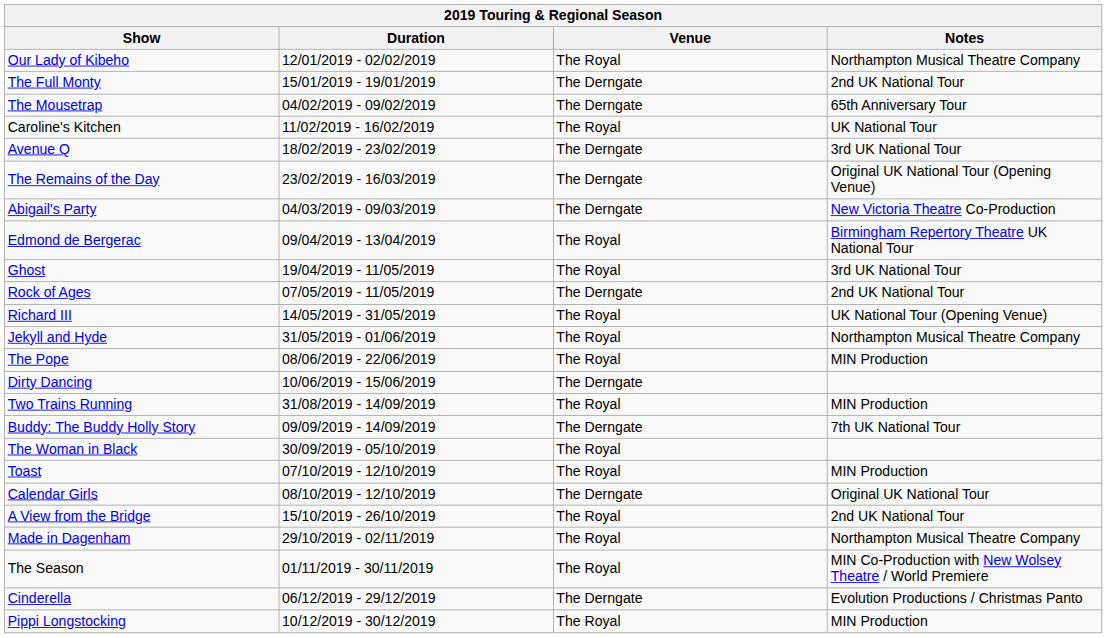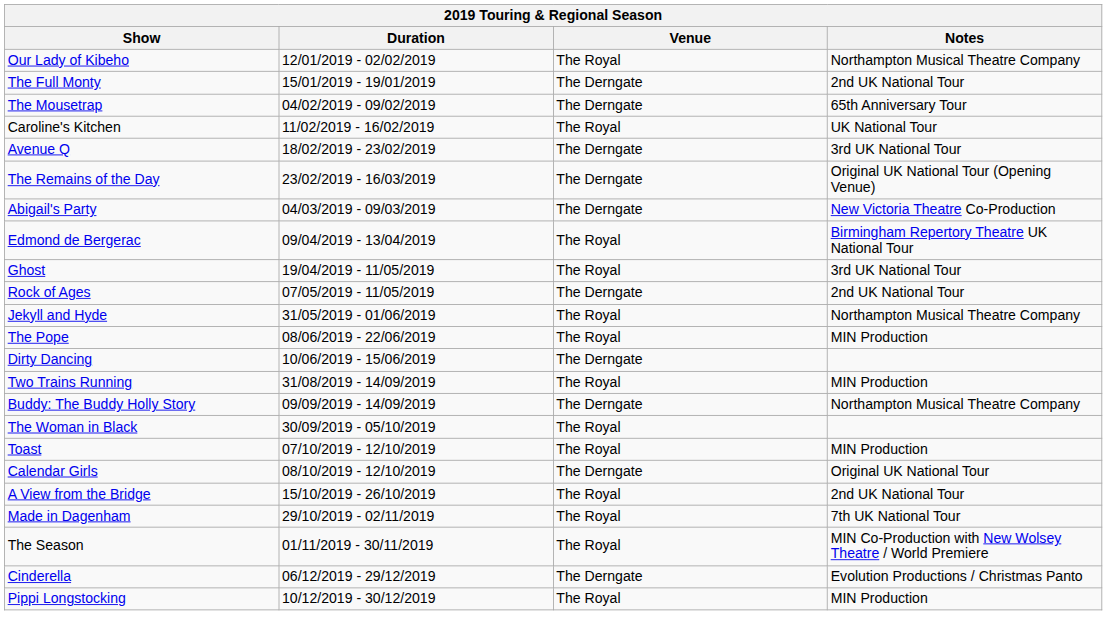- row: (40, 315)
(896, 426) 7th UK National Tour -> (955, 404) Northampton Musical Theatre Company
(955, 538) Northampton Musical Theatre Company -> (896, 516) 7th UK National Tour
